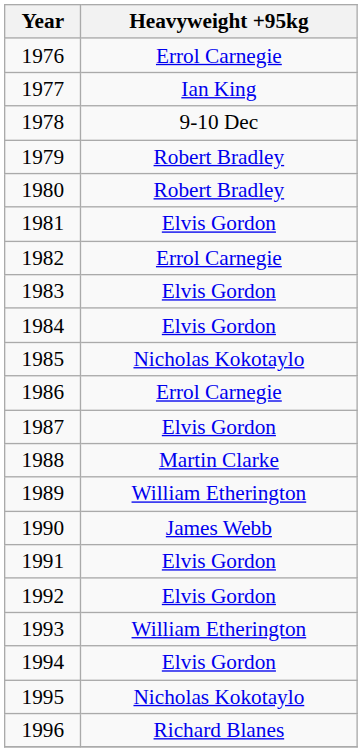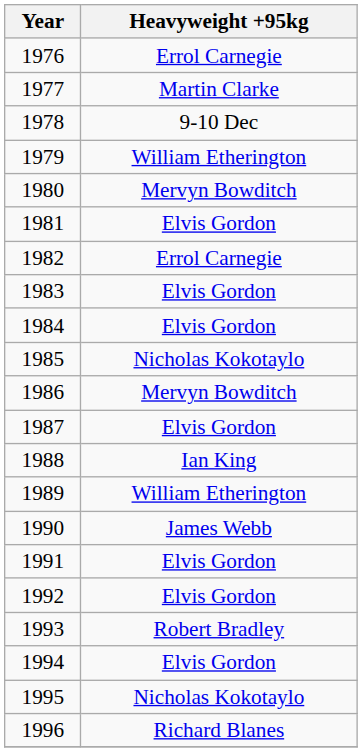(219, 88) Ian King -> (219, 88) Martin Clarke
(219, 156) Robert Bradley -> (219, 156) William Etherington
(219, 190) Robert Bradley -> (219, 190) Mervyn Bowditch
(219, 392) Errol Carnegie -> (219, 392) Mervyn Bowditch
(219, 460) Martin Clarke -> (219, 460) Ian King
(219, 628) William Etherington -> (219, 628) Robert Bradley
